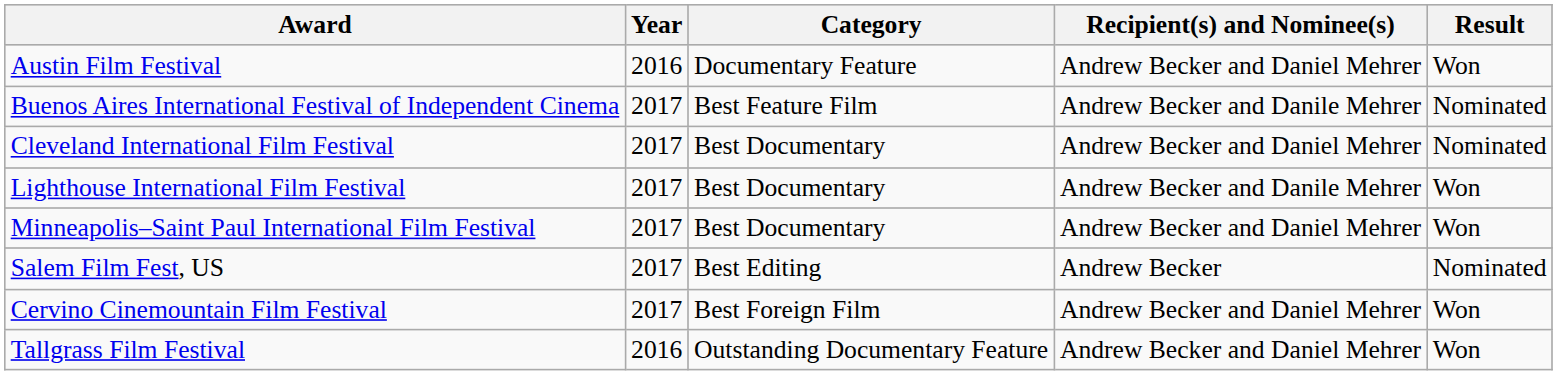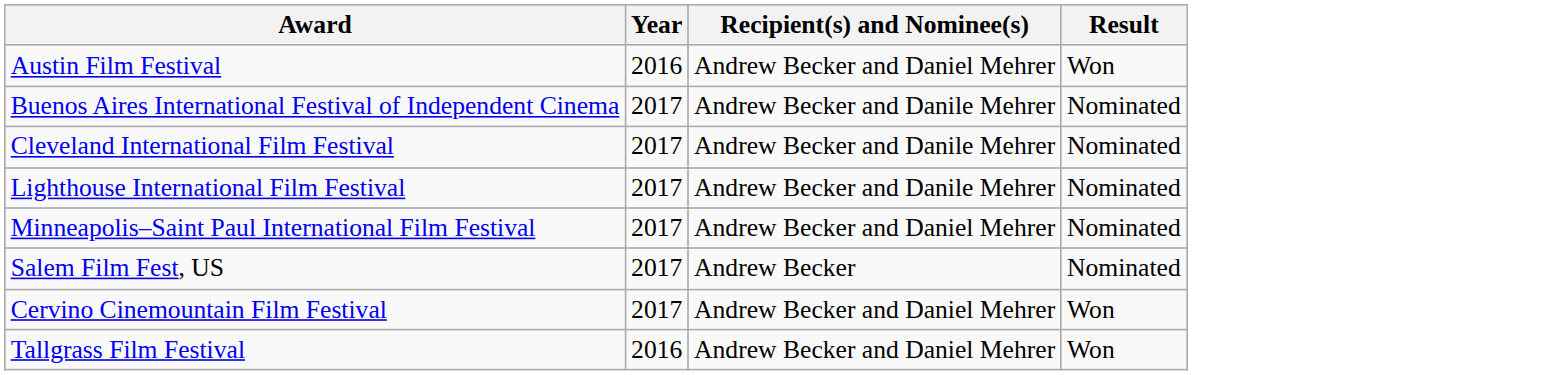- column: (871, 24)
(1240, 146) Andrew Becker and Daniel Mehrer -> (875, 146) Andrew Becker and Danile Mehrer
(1457, 187) Won -> (1124, 187) Nominated
(1457, 227) Won -> (1124, 227) Nominated
